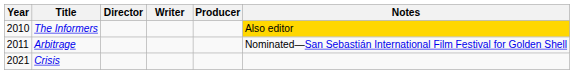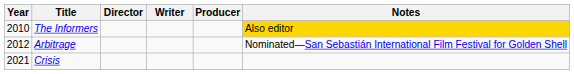(18, 45) 2011 -> (18, 45) 2012
